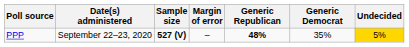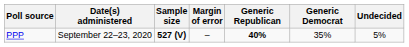(257, 35) 48% -> (257, 35) 40%
(379, 35) gold background -> (379, 35) no background
